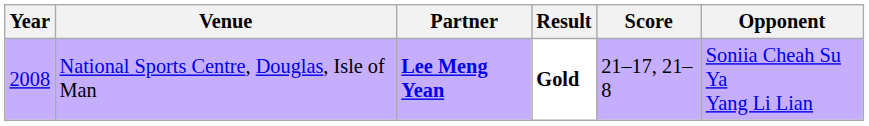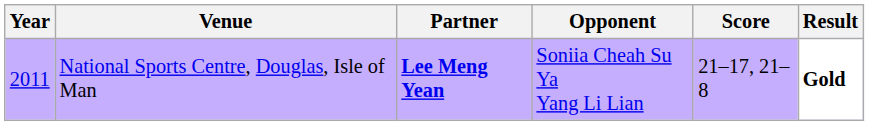columns swapped: (782, 21) <-> (564, 21)
(30, 79) 2008 -> (30, 79) 2011
